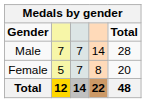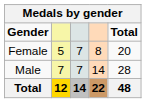rows swapped: (28, 51) <-> (28, 70)
